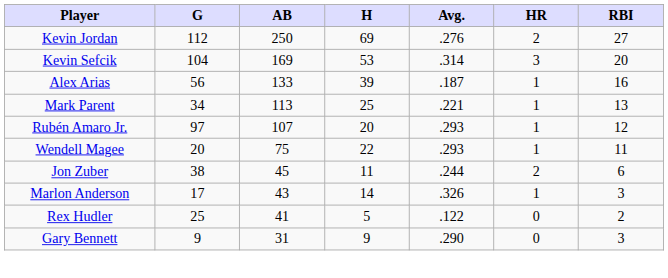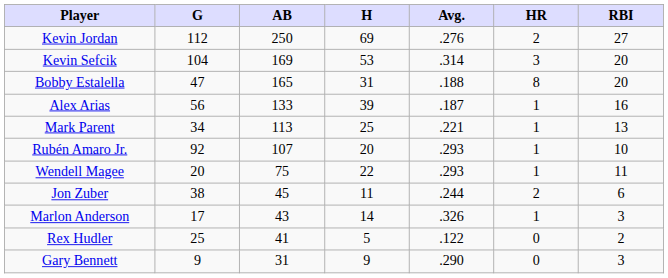+ row: (80, 82)
(197, 127) 97 -> (197, 149) 92
(621, 127) 12 -> (621, 149) 10
